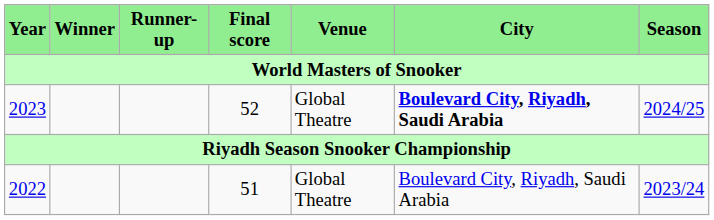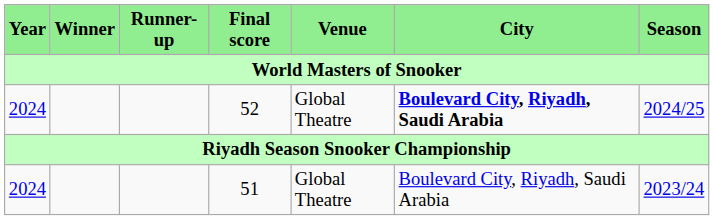(27, 109) 2023 -> (27, 109) 2024
(27, 189) 2022 -> (27, 189) 2024
